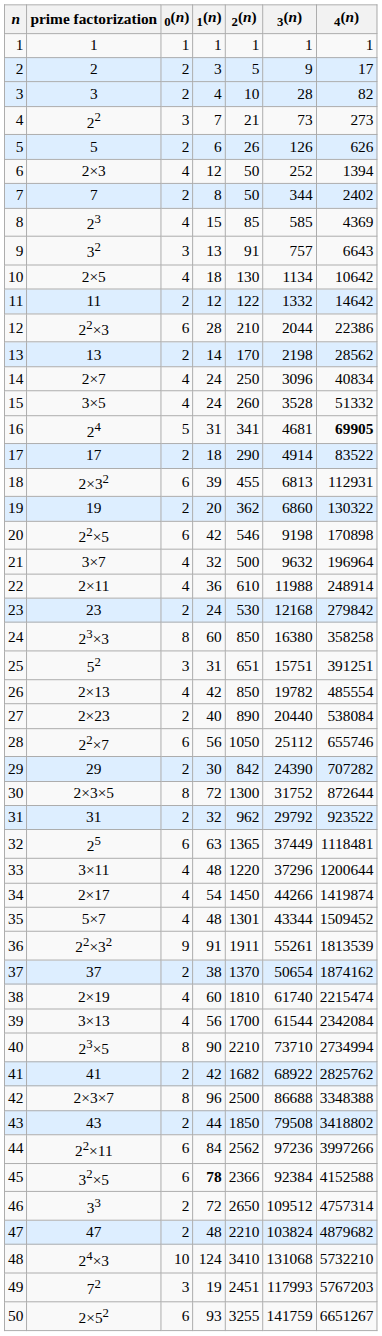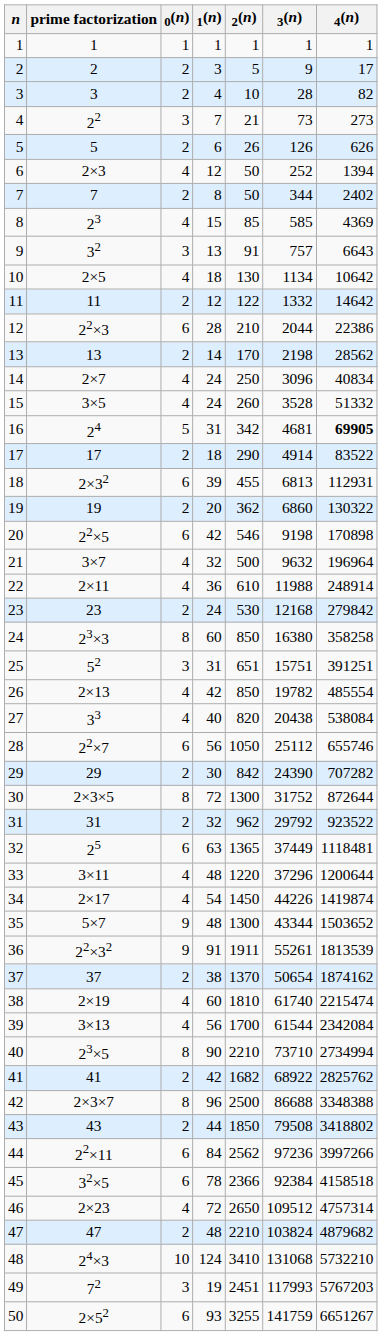(248, 429) 341 -> (248, 429) 342
(94, 716) 2×23 -> (94, 718) 33
(186, 716) 2 -> (186, 718) 4
(248, 716) 890 -> (248, 718) 820
(293, 716) 20440 -> (293, 718) 20438
(293, 895) 44266 -> (293, 899) 44226
(186, 919) 4 -> (186, 923) 9
(244, 919) 1301 -> (244, 923) 1300
(347, 919) 1509452 -> (347, 923) 1503652
(214, 1177) bold -> (214, 1181) normal
(347, 1177) 4152588 -> (347, 1181) 4158518
(94, 1206) 33 -> (94, 1208) 2×23
(186, 1206) 2 -> (186, 1208) 4
